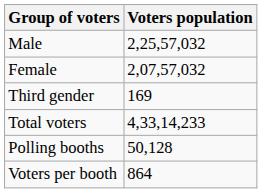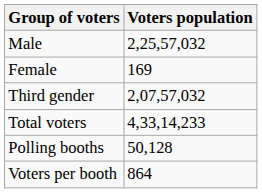(166, 69) 2,07,57,032 -> (140, 69) 169
(140, 95) 169 -> (166, 95) 2,07,57,032
